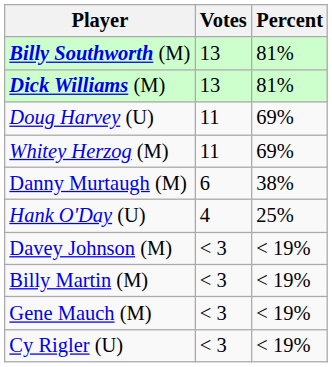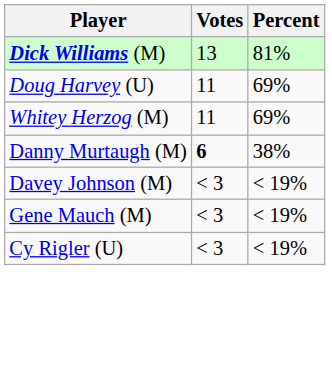- row: (100, 53)
(205, 183) normal -> (201, 150) bold
- row: (78, 215)
- row: (79, 280)
